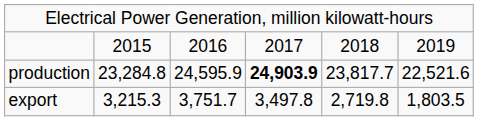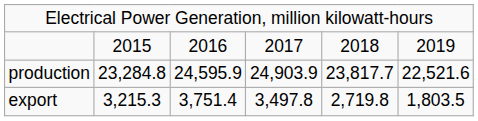(284, 73) bold -> (284, 73) normal
(208, 101) 3,751.7 -> (208, 101) 3,751.4
